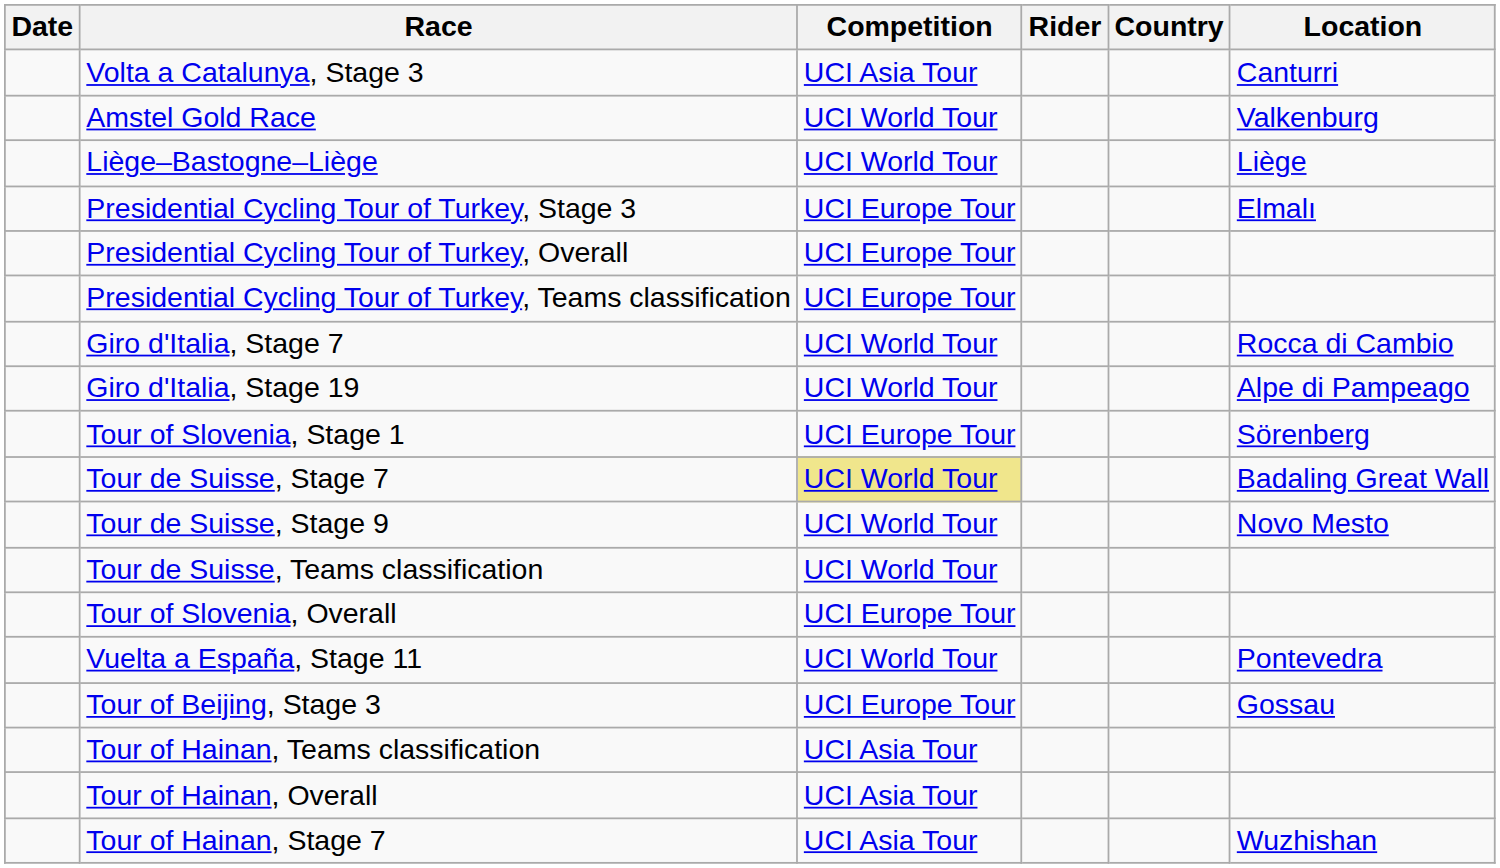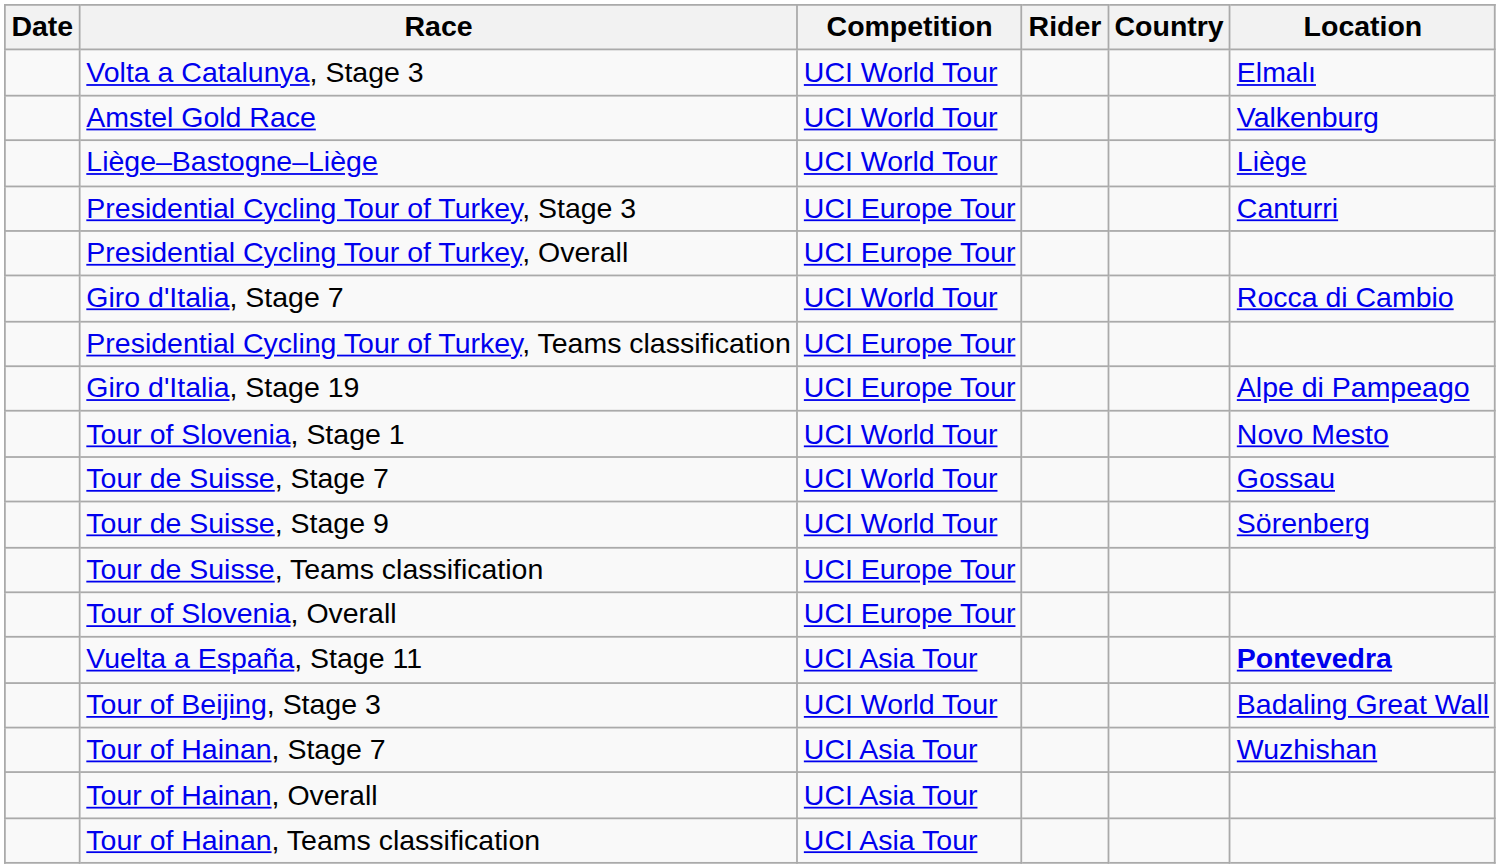(891, 72) UCI Asia Tour -> (901, 72) UCI World Tour
(1287, 72) Canturri -> (1276, 72) Elmalı
(1276, 207) Elmalı -> (1287, 207) Canturri
rows swapped: (439, 298) <-> (215, 343)
(901, 388) UCI World Tour -> (910, 388) UCI Europe Tour
(910, 433) UCI Europe Tour -> (901, 433) UCI World Tour
(1303, 433) Sörenberg -> (1313, 433) Novo Mesto
(901, 478) khaki background -> (901, 478) no background
(1363, 478) Badaling Great Wall -> (1286, 478) Gossau
(1313, 523) Novo Mesto -> (1303, 523) Sörenberg
(901, 569) UCI World Tour -> (910, 569) UCI Europe Tour
(901, 659) UCI World Tour -> (891, 659) UCI Asia Tour
(1310, 659) normal -> (1314, 659) bold
(910, 704) UCI Europe Tour -> (901, 704) UCI World Tour
(1286, 704) Gossau -> (1363, 704) Badaling Great Wall
rows swapped: (236, 840) <-> (313, 749)
